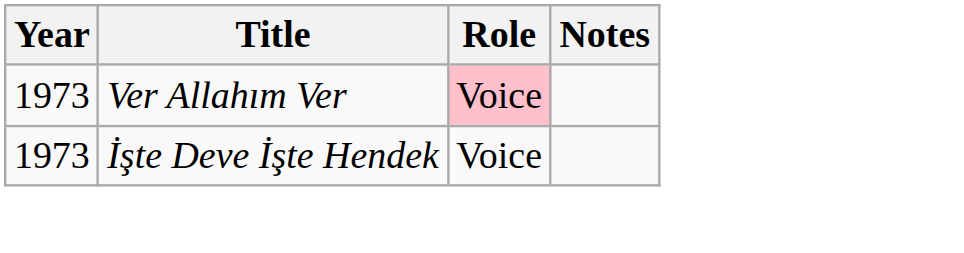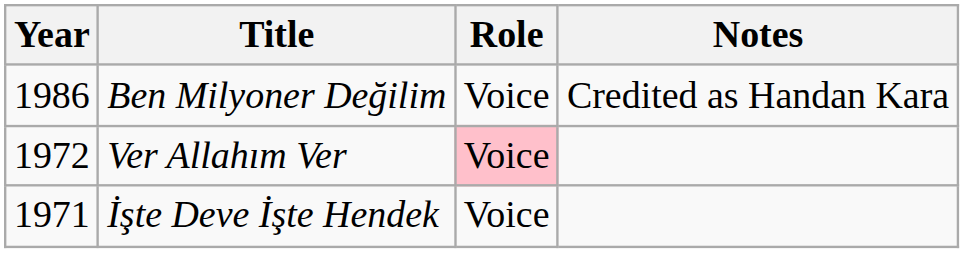+ row: (277, 94)
(52, 94) 1973 -> (52, 154) 1972
(52, 154) 1973 -> (52, 214) 1971
